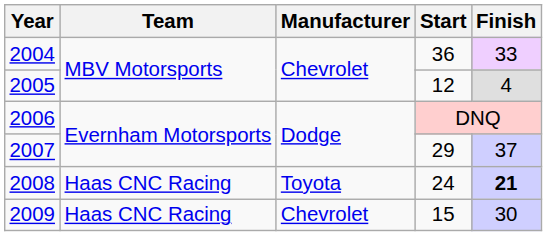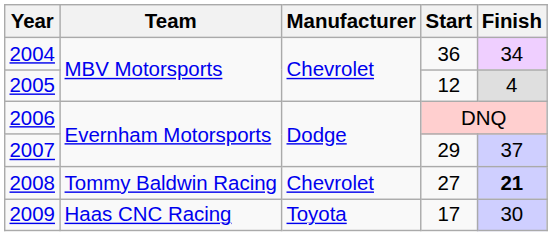(506, 54) 33 -> (512, 54) 34
(148, 183) Haas CNC Racing -> (171, 183) Tommy Baldwin Racing
(311, 183) Toyota -> (330, 183) Chevrolet
(443, 183) 24 -> (449, 183) 27
(325, 215) Chevrolet -> (317, 215) Toyota
(443, 215) 15 -> (449, 215) 17
